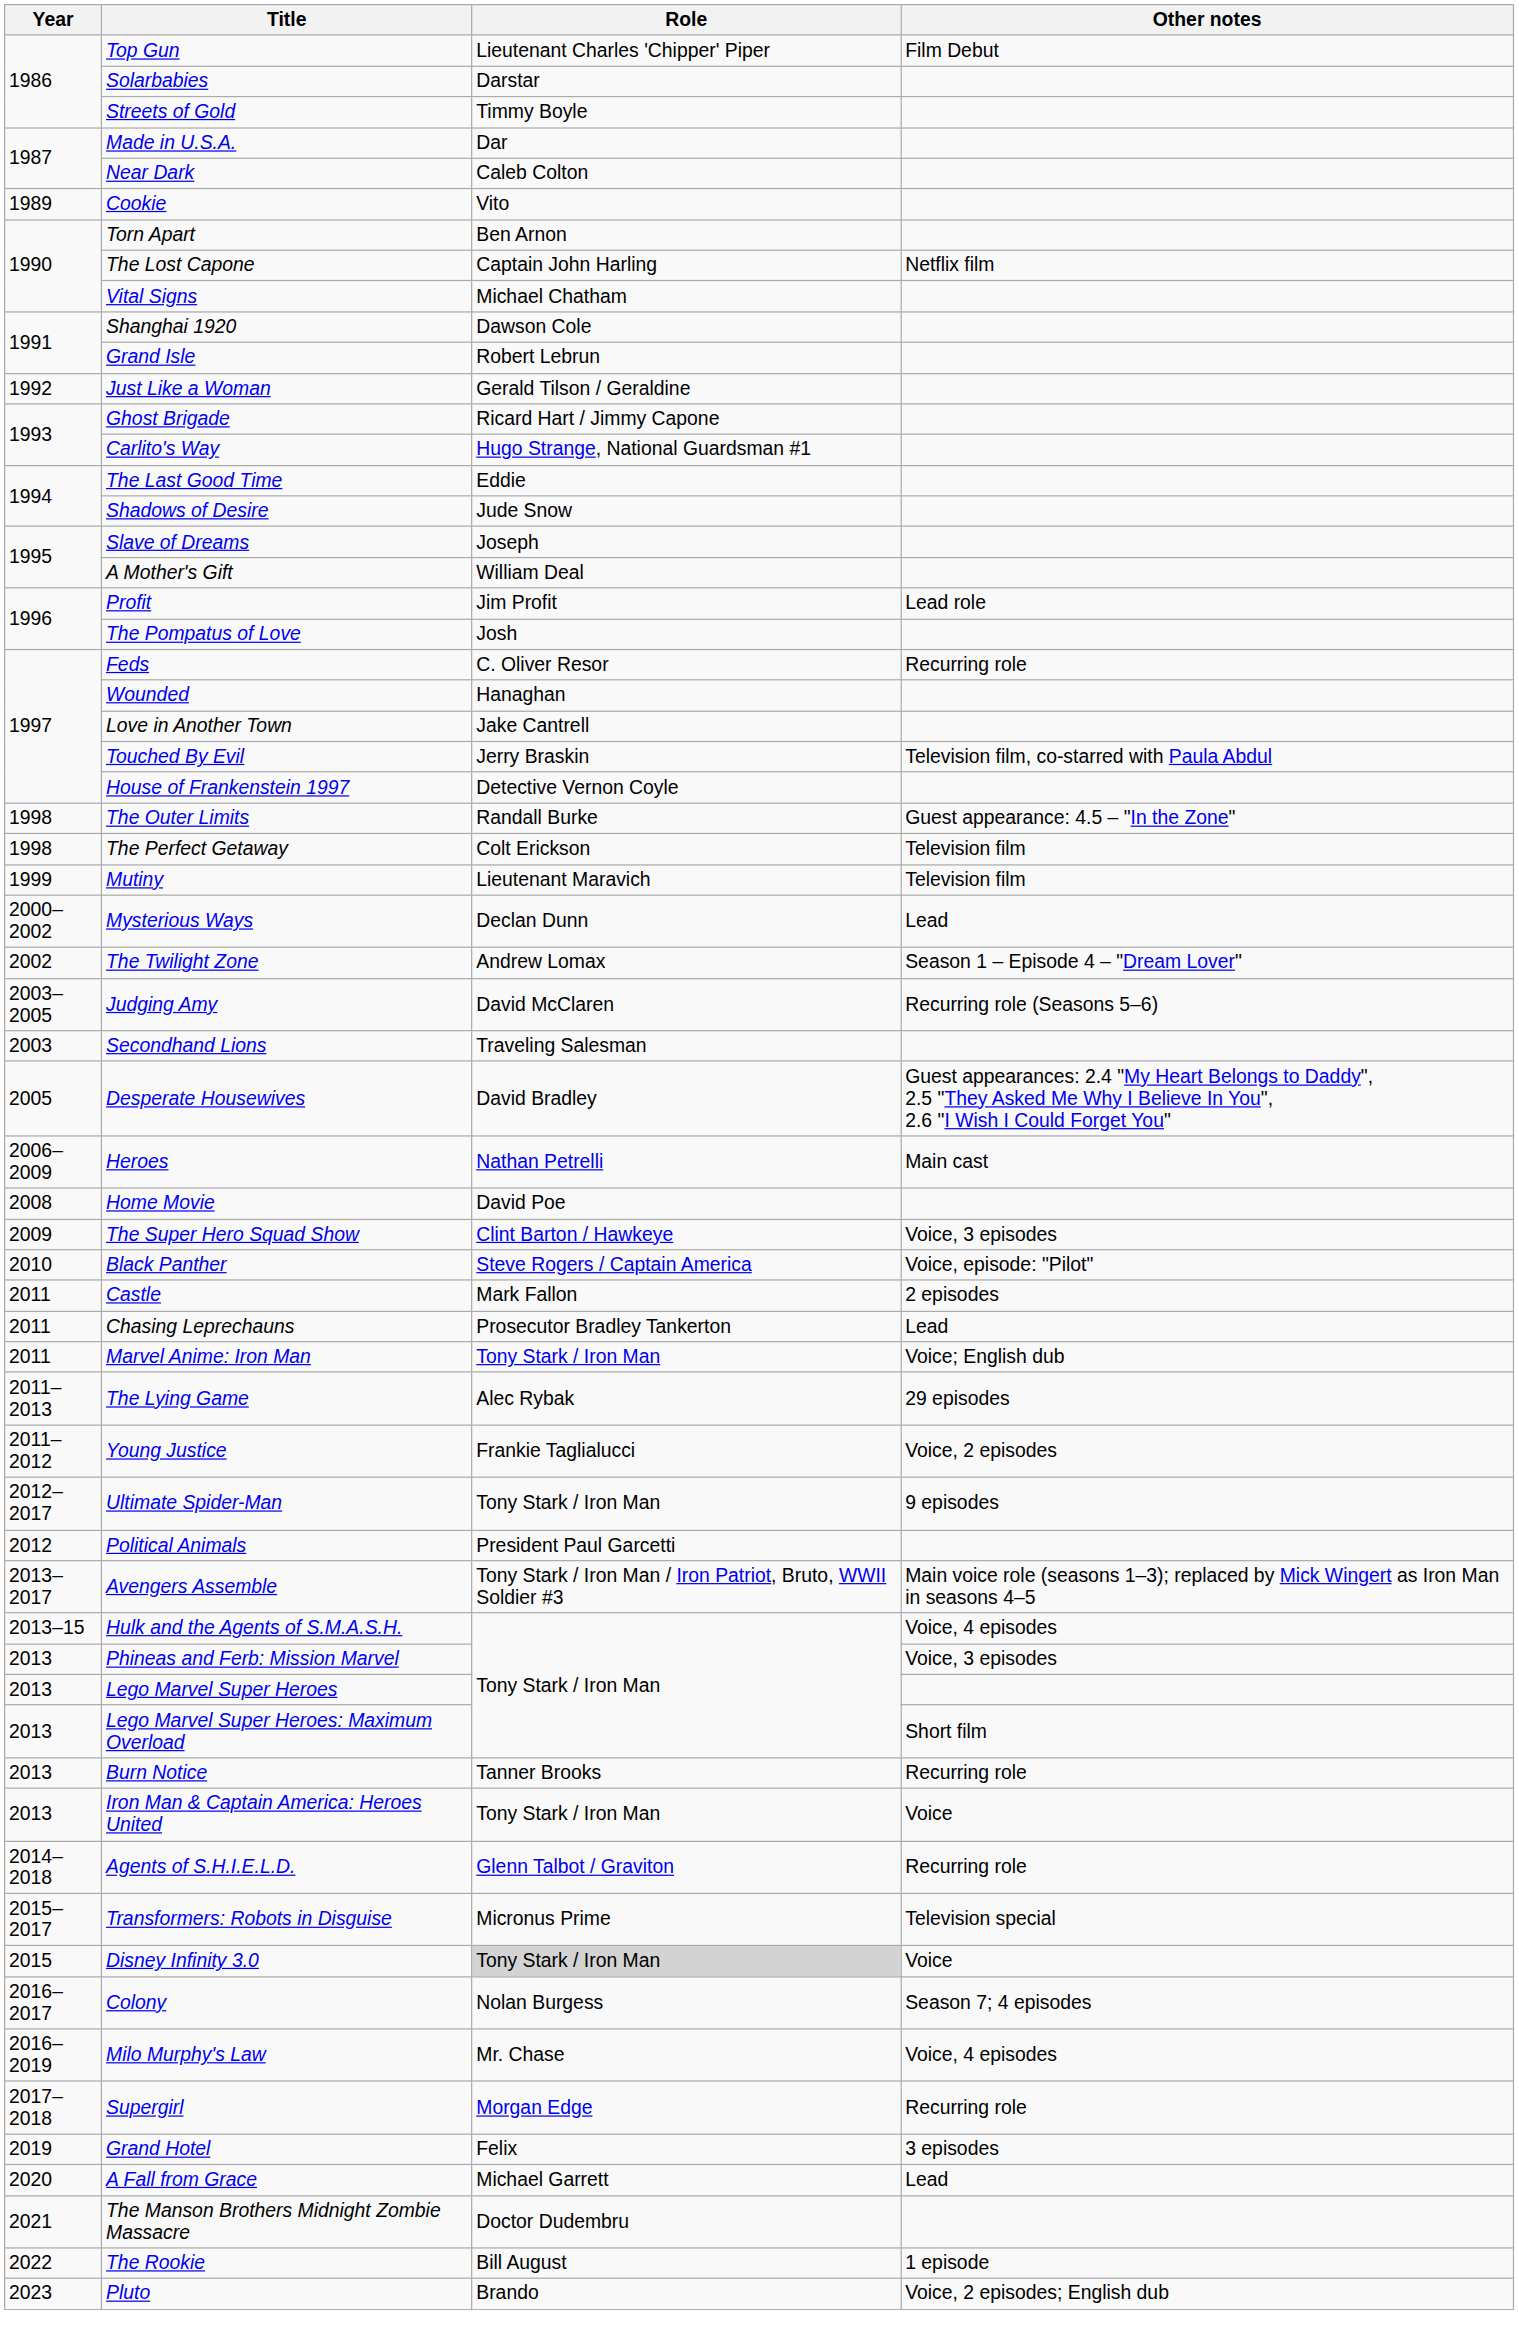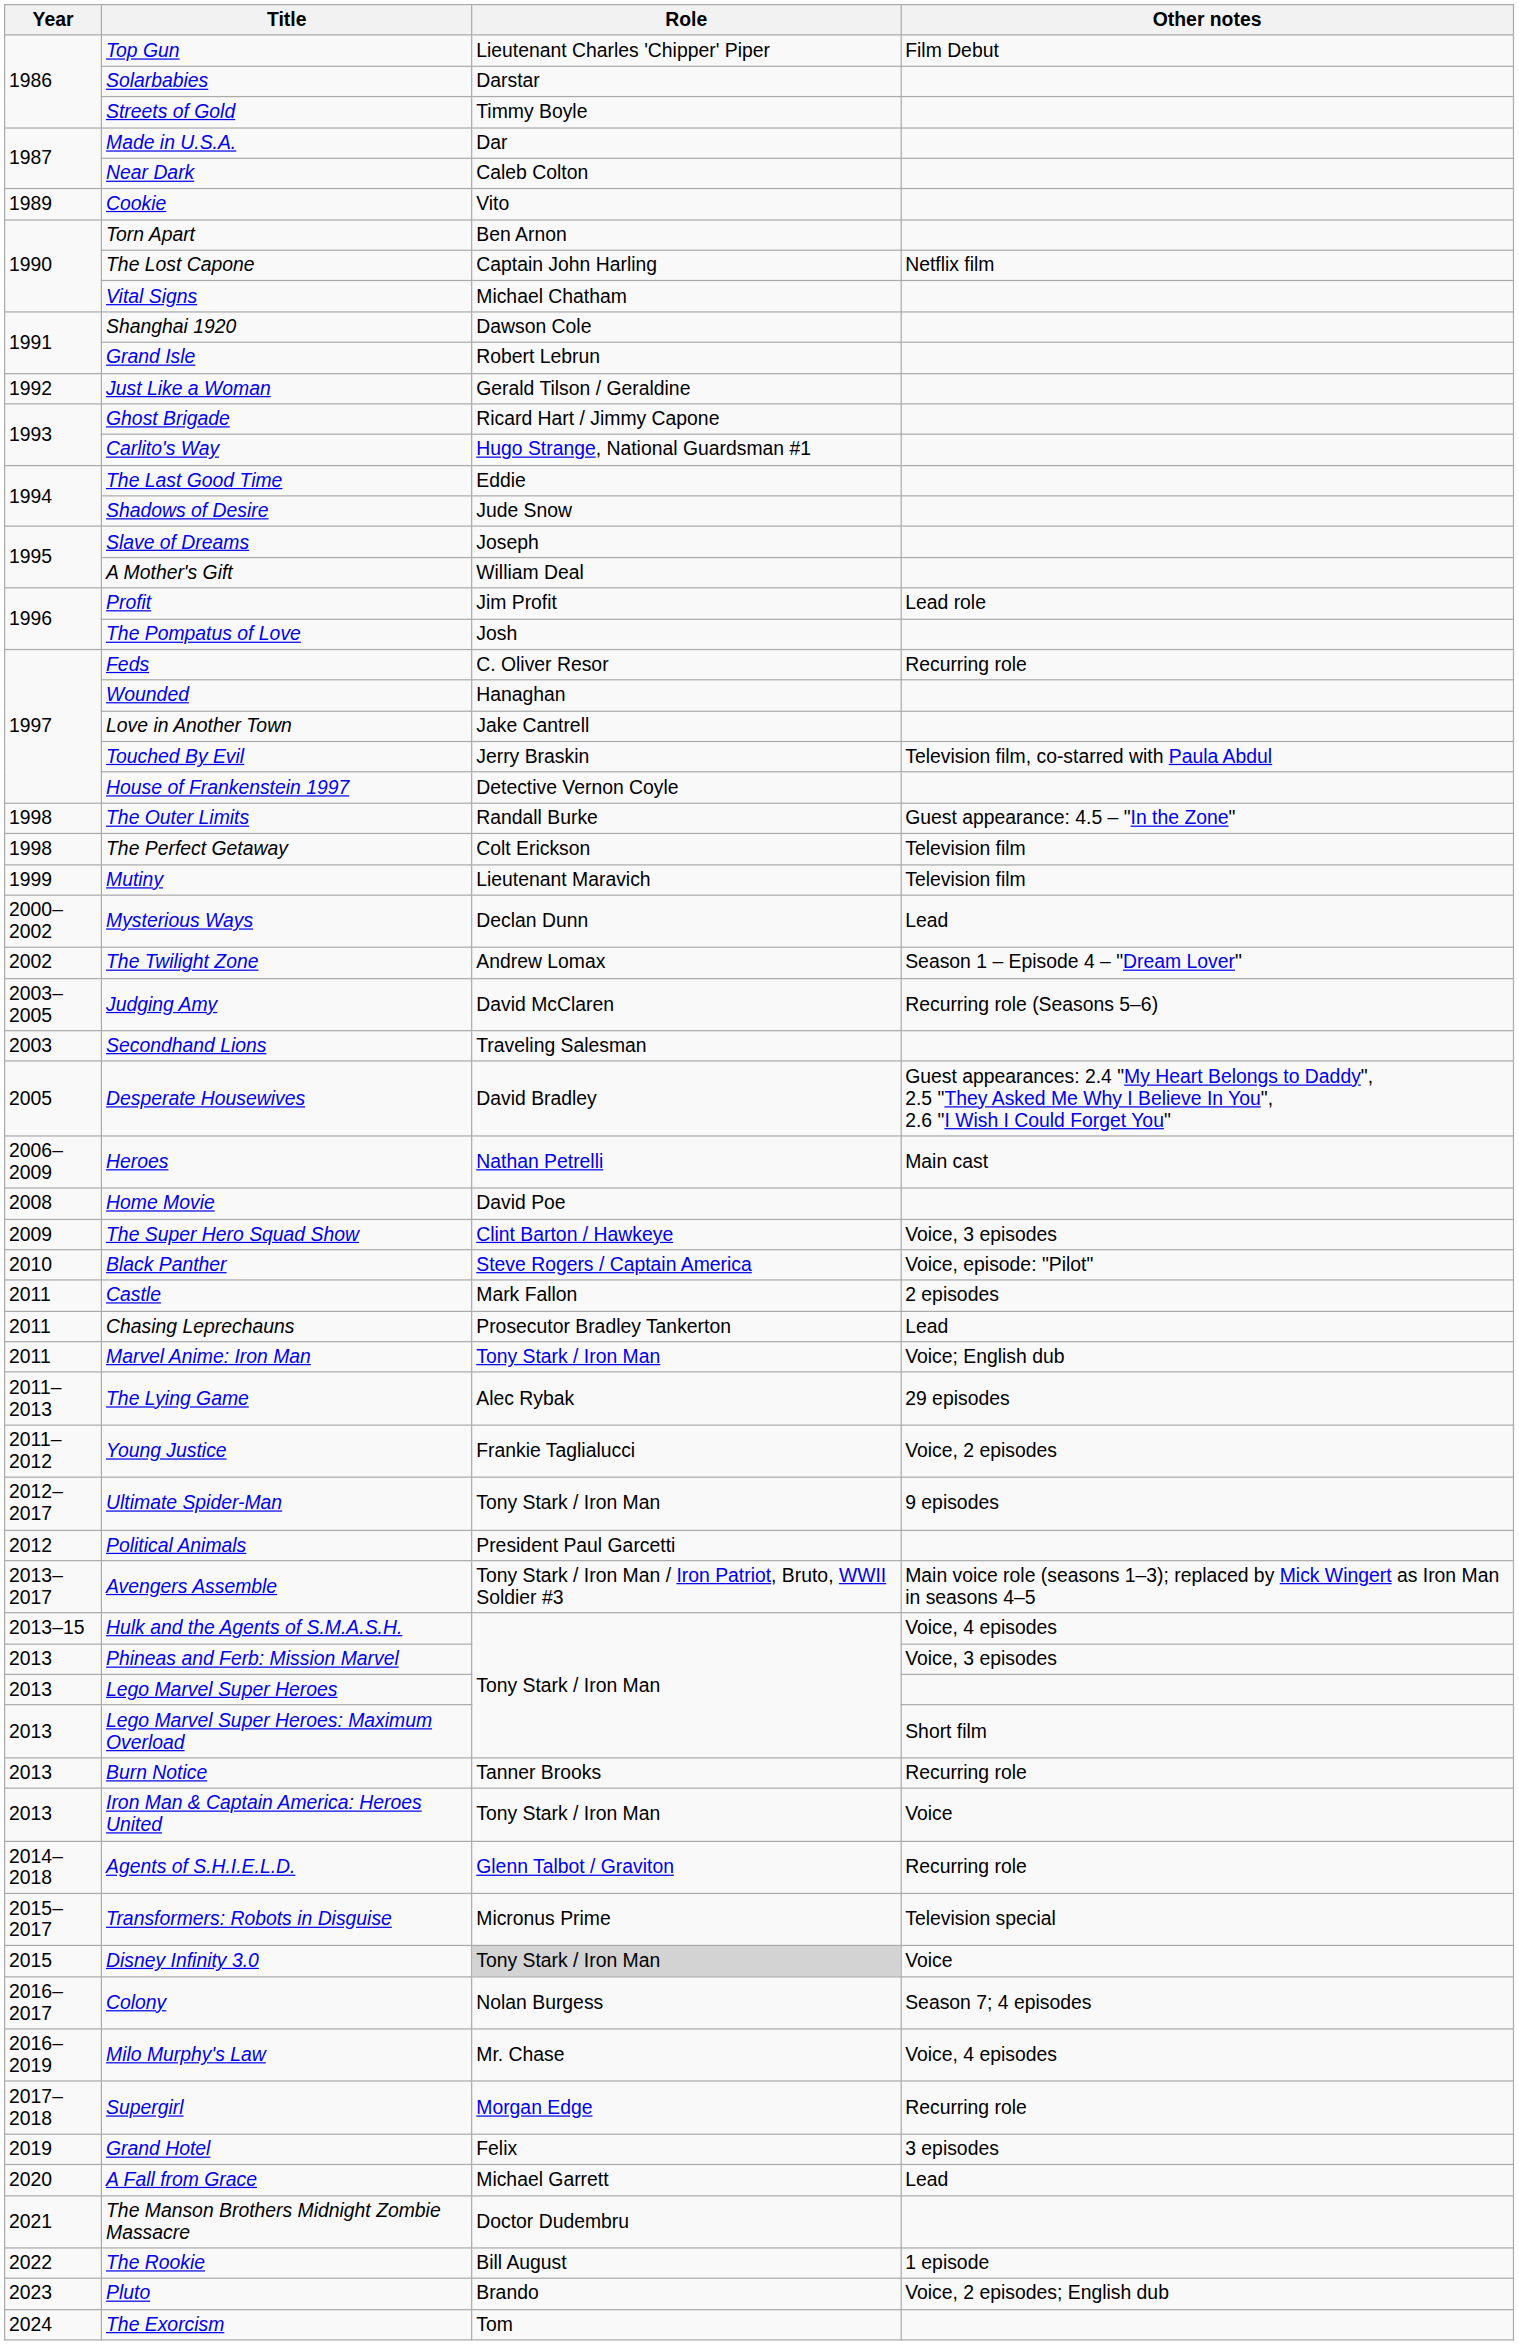+ row: (165, 2324)
